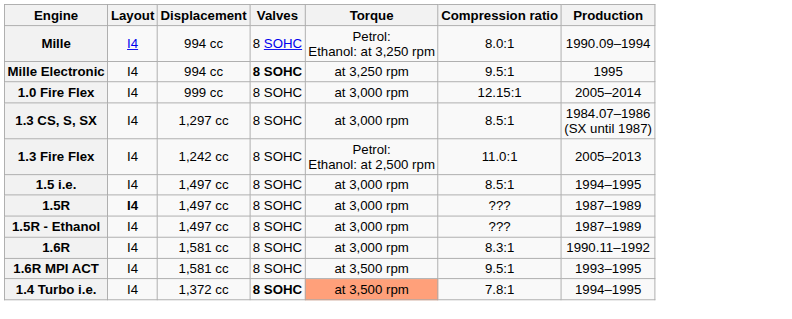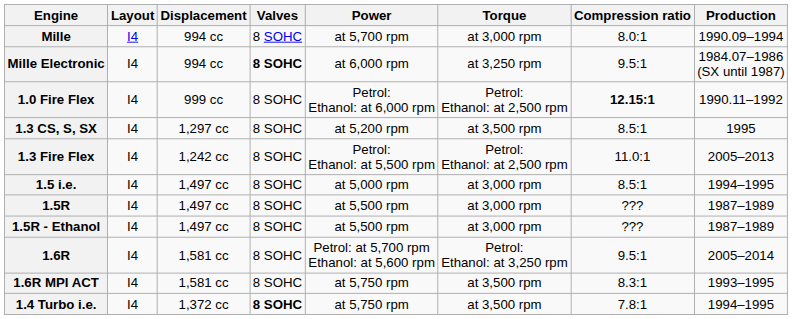+ column: (372, 15)
(372, 44) Petrol: Ethanol: at 3,250 rpm -> (504, 36) at 3,000 rpm
(608, 72) 1995 -> (741, 65) 1984.07–1986 (SX until 1987)
(372, 93) at 3,000 rpm -> (504, 100) Petrol: Ethanol: at 2,500 rpm
(500, 93) normal -> (632, 100) bold
(608, 93) 2005–2014 -> (741, 100) 1990.11–1992
(372, 121) at 3,000 rpm -> (504, 128) at 3,500 rpm
(608, 121) 1984.07–1986 (SX until 1987) -> (741, 128) 1995
(133, 206) bold -> (133, 206) normal
(372, 248) at 3,000 rpm -> (504, 255) Petrol: Ethanol: at 3,250 rpm
(500, 248) 8.3:1 -> (632, 255) 9.5:1
(608, 248) 1990.11–1992 -> (741, 255) 2005–2014
(500, 269) 9.5:1 -> (632, 283) 8.3:1
(372, 290) lightsalmon background -> (504, 304) no background
